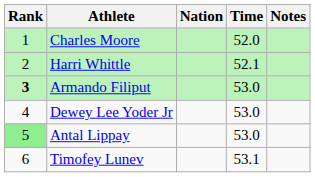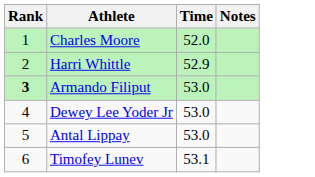- column: (201, 16)
(247, 64) 52.1 -> (196, 64) 52.9
(25, 135) lightgreen background -> (25, 135) no background
